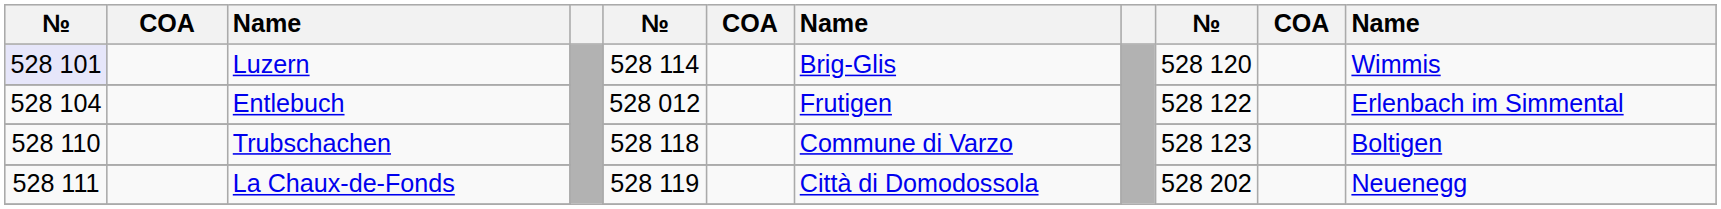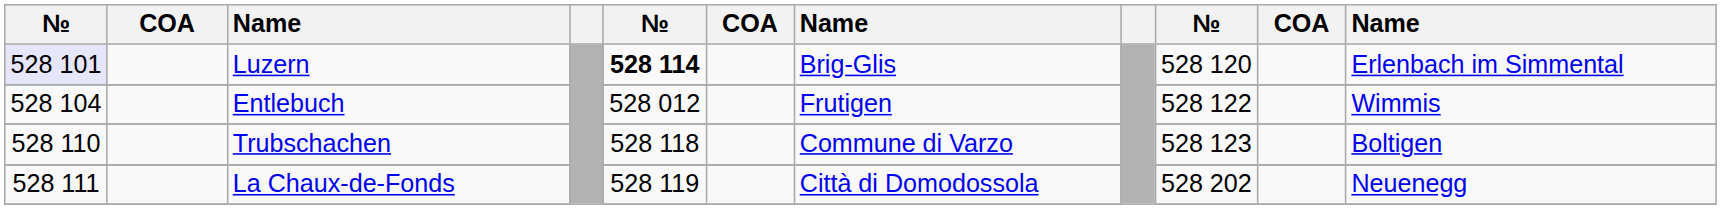(655, 64) normal -> (655, 64) bold
(1396, 64) Wimmis -> (1488, 64) Erlenbach im Simmental
(1488, 104) Erlenbach im Simmental -> (1396, 104) Wimmis
